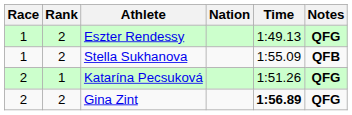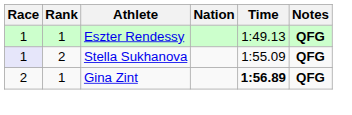(62, 36) 2 -> (62, 36) 1
(23, 57) no background -> (23, 57) lavender background
(326, 57) QFB -> (310, 57) QFG
- row: (143, 78)
(62, 99) 2 -> (62, 78) 1
